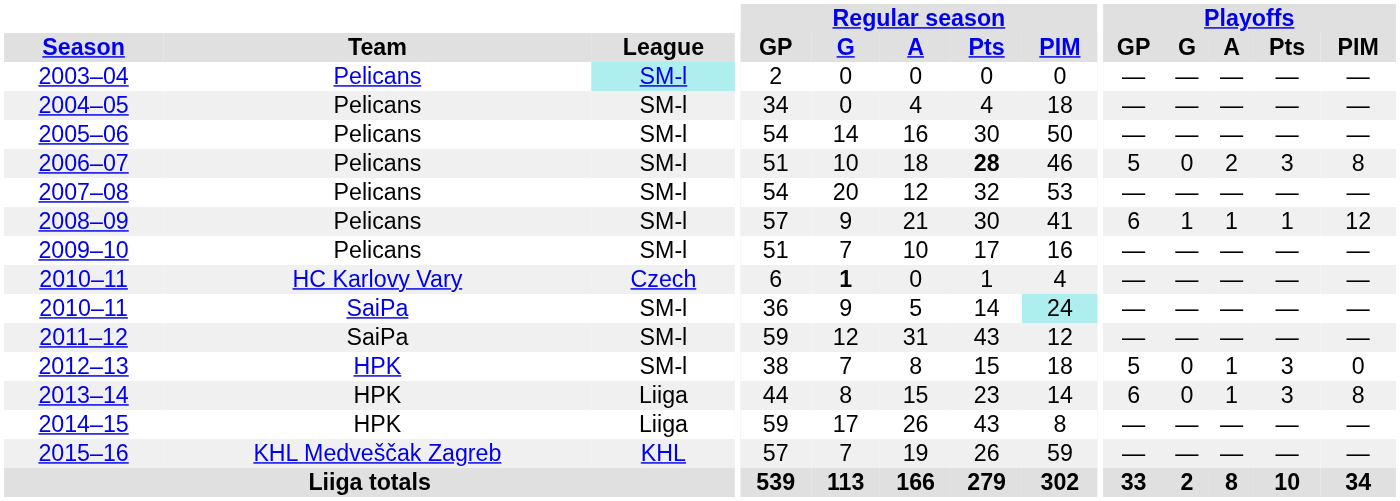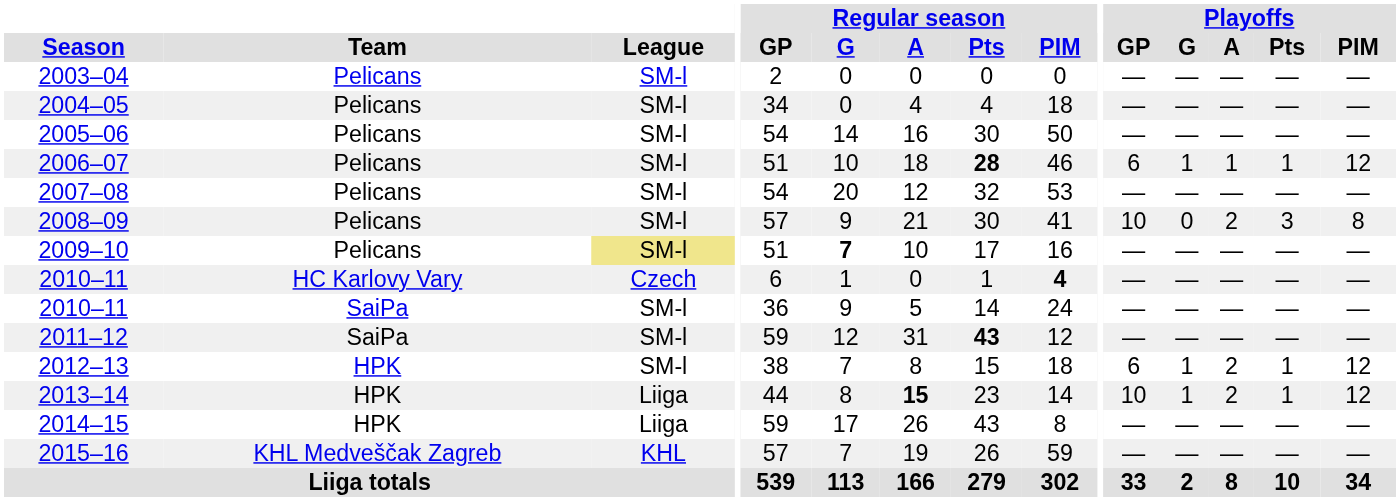(663, 76) paleturquoise background -> (663, 76) no background
(1134, 163) 5 -> (1134, 163) 6
(1187, 163) 0 -> (1187, 163) 1
(1232, 163) 2 -> (1232, 163) 1
(1287, 163) 3 -> (1287, 163) 1
(1358, 163) 8 -> (1358, 163) 12
(1134, 221) 6 -> (1134, 221) 10
(1187, 221) 1 -> (1187, 221) 0
(1232, 221) 1 -> (1232, 221) 2
(1287, 221) 1 -> (1287, 221) 3
(1358, 221) 12 -> (1358, 221) 8
(663, 250) no background -> (663, 250) khaki background
(846, 250) normal -> (846, 250) bold
(846, 279) bold -> (846, 279) normal
(1060, 279) normal -> (1060, 279) bold
(1060, 308) paleturquoise background -> (1060, 308) no background
(987, 337) normal -> (987, 337) bold
(1134, 366) 5 -> (1134, 366) 6
(1187, 366) 0 -> (1187, 366) 1
(1232, 366) 1 -> (1232, 366) 2
(1287, 366) 3 -> (1287, 366) 1
(1358, 366) 0 -> (1358, 366) 12
(916, 395) normal -> (916, 395) bold
(1134, 395) 6 -> (1134, 395) 10
(1187, 395) 0 -> (1187, 395) 1
(1232, 395) 1 -> (1232, 395) 2
(1287, 395) 3 -> (1287, 395) 1
(1358, 395) 8 -> (1358, 395) 12
